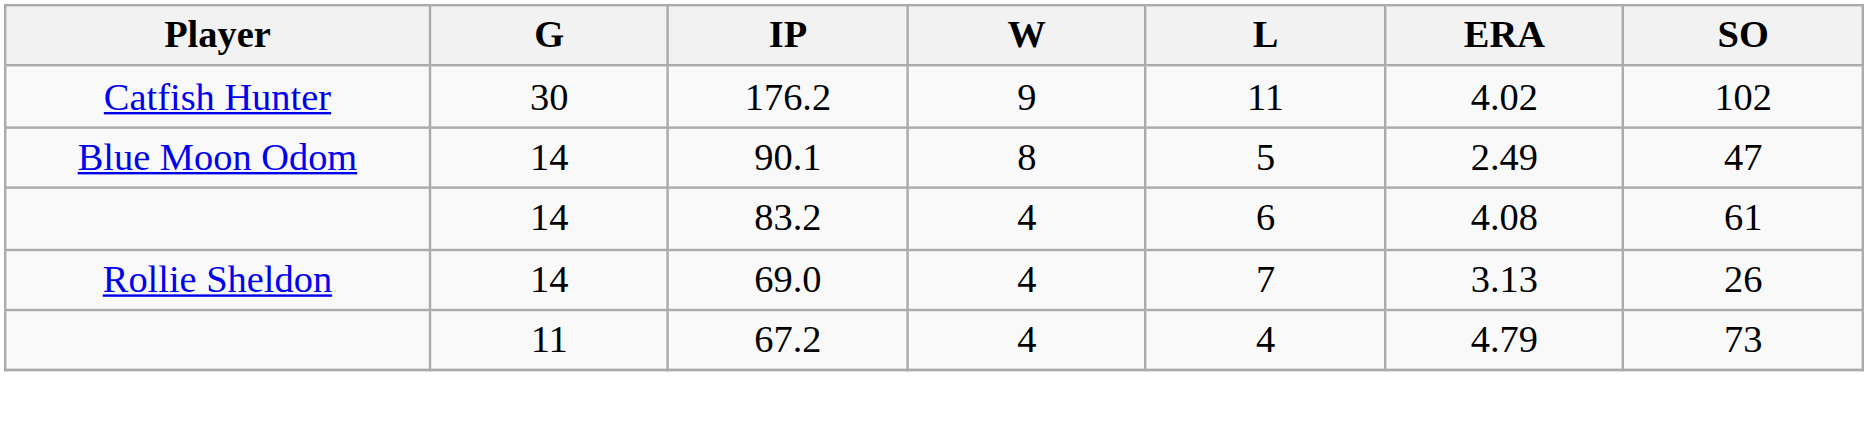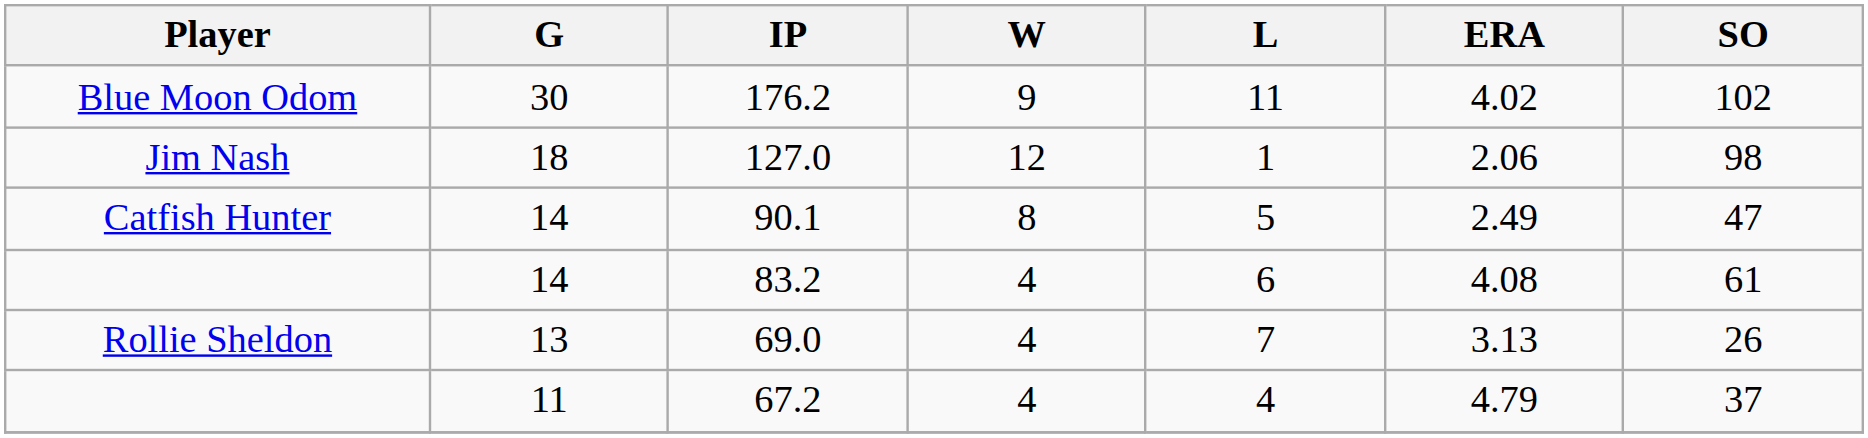(217, 95) Catfish Hunter -> (217, 95) Blue Moon Odom
+ row: (788, 156)
(217, 156) Blue Moon Odom -> (217, 217) Catfish Hunter
(549, 278) 14 -> (549, 339) 13
(1743, 339) 73 -> (1743, 400) 37
